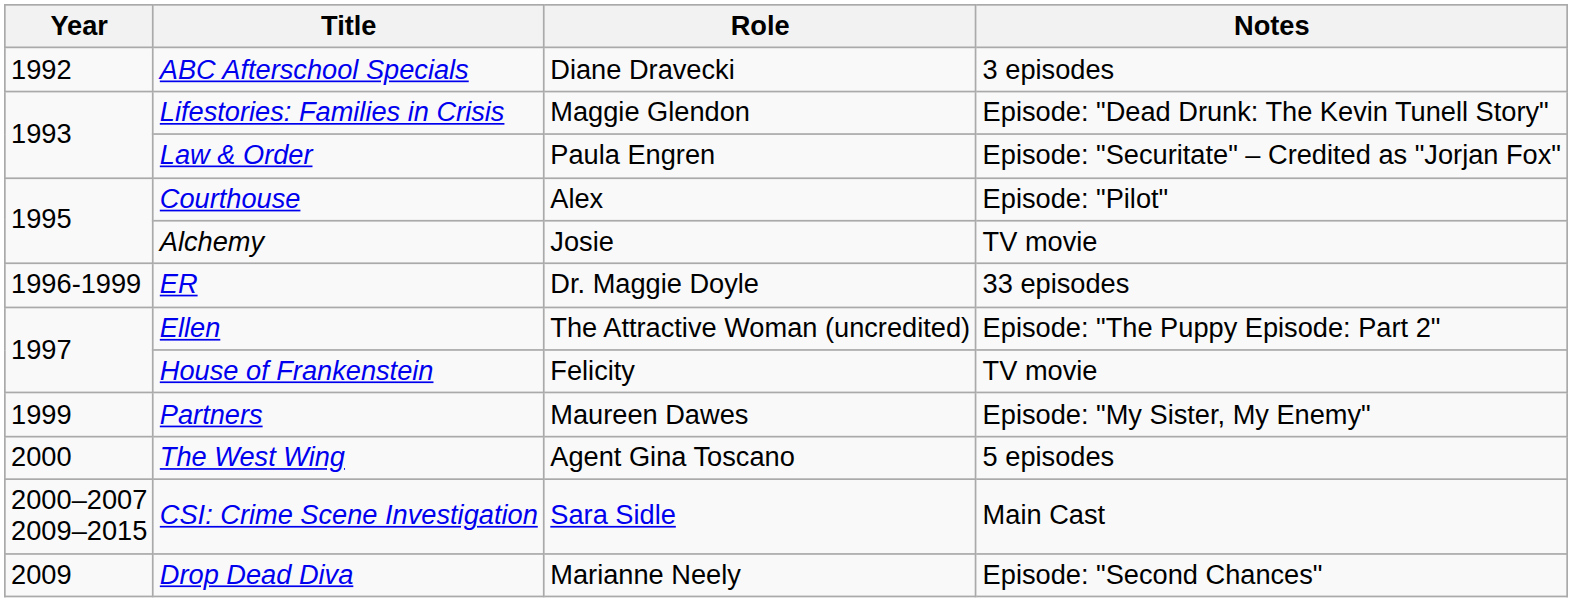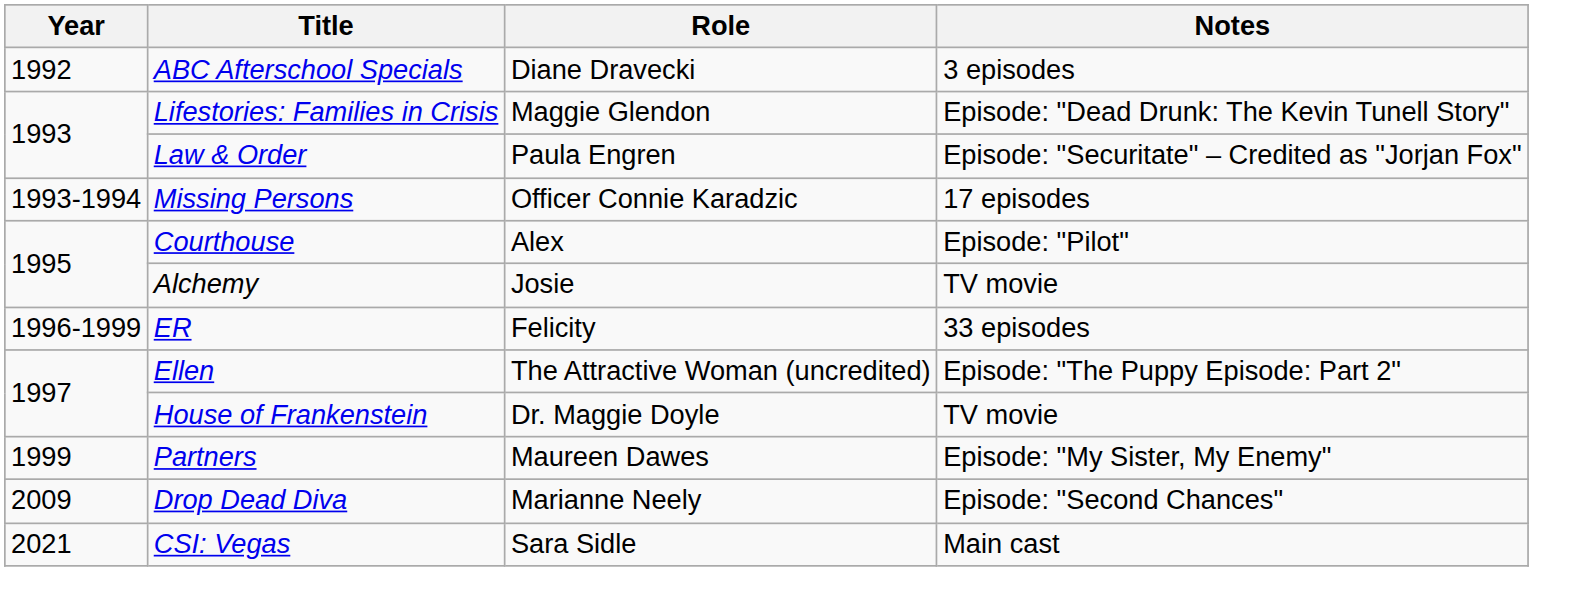+ row: (254, 198)
(655, 284) Dr. Maggie Doyle -> (553, 328) Felicity
(593, 371) Felicity -> (615, 414) Dr. Maggie Doyle
- row: (252, 457)
- row: (349, 515)
+ row: (222, 543)
